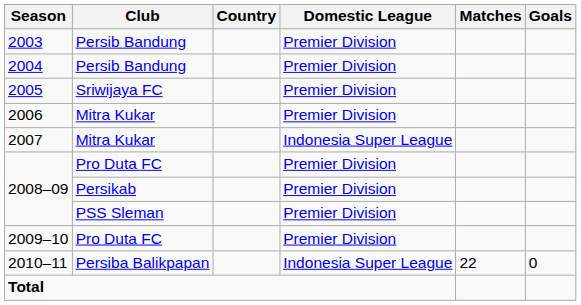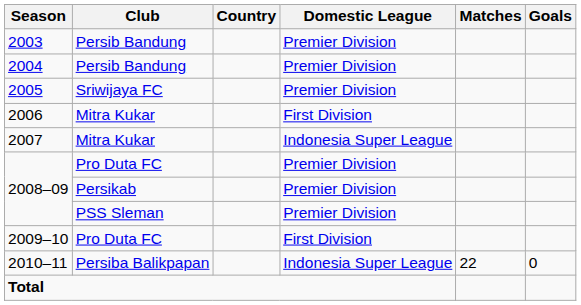(340, 115) Premier Division -> (328, 115) First Division
(340, 238) Premier Division -> (328, 238) First Division
